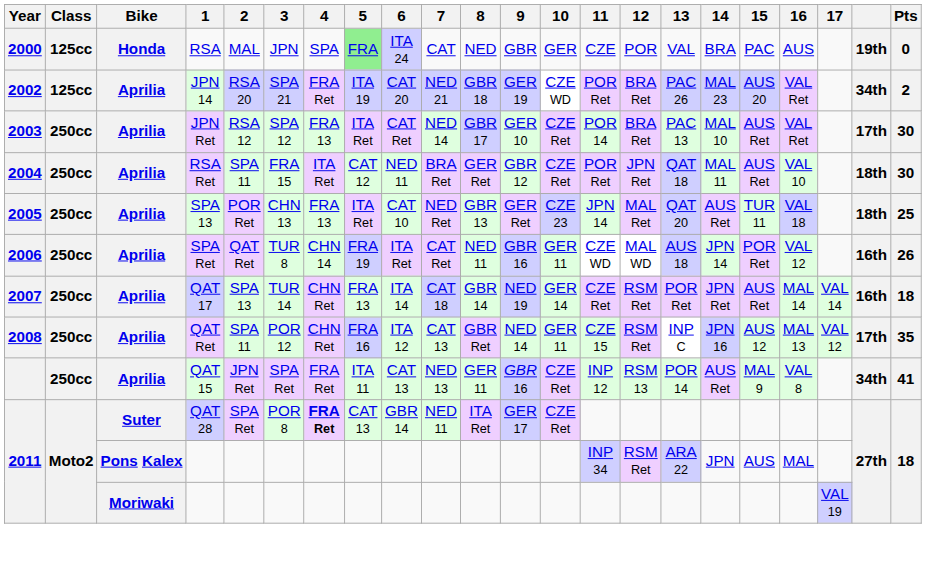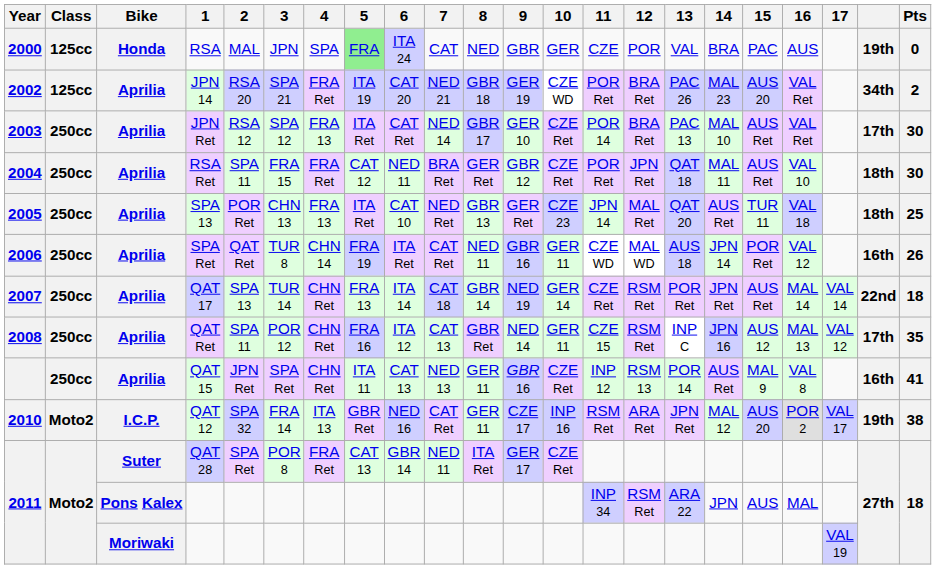(324, 172) ITA Ret -> (324, 172) FRA Ret
(871, 296) 16th -> (878, 296) 22nd
(324, 378) FRA Ret -> (324, 378) CHN Ret
(871, 378) 34th -> (878, 378) 16th
+ row: (142, 420)
(324, 420) bold -> (324, 461) normal
